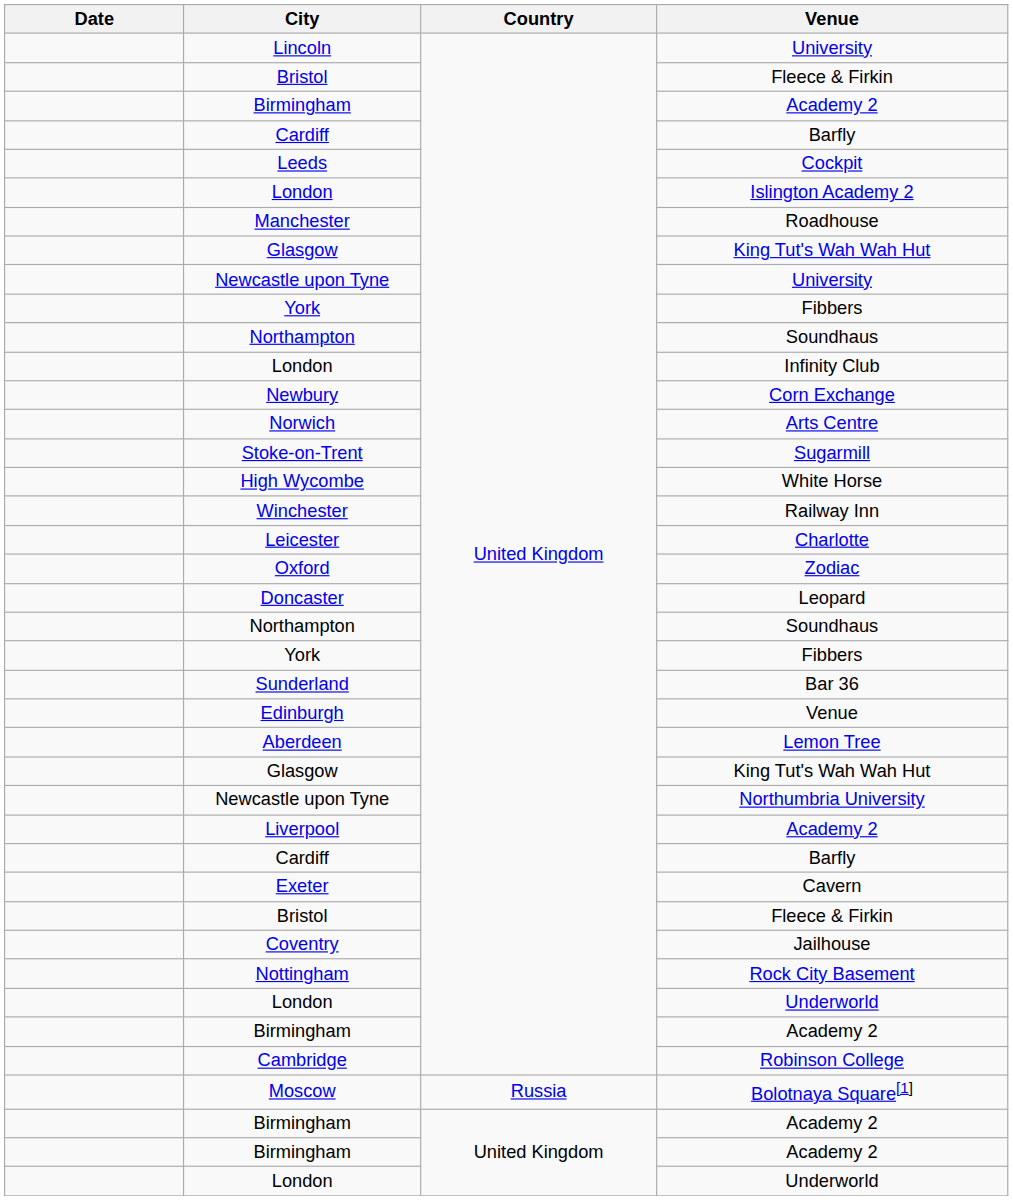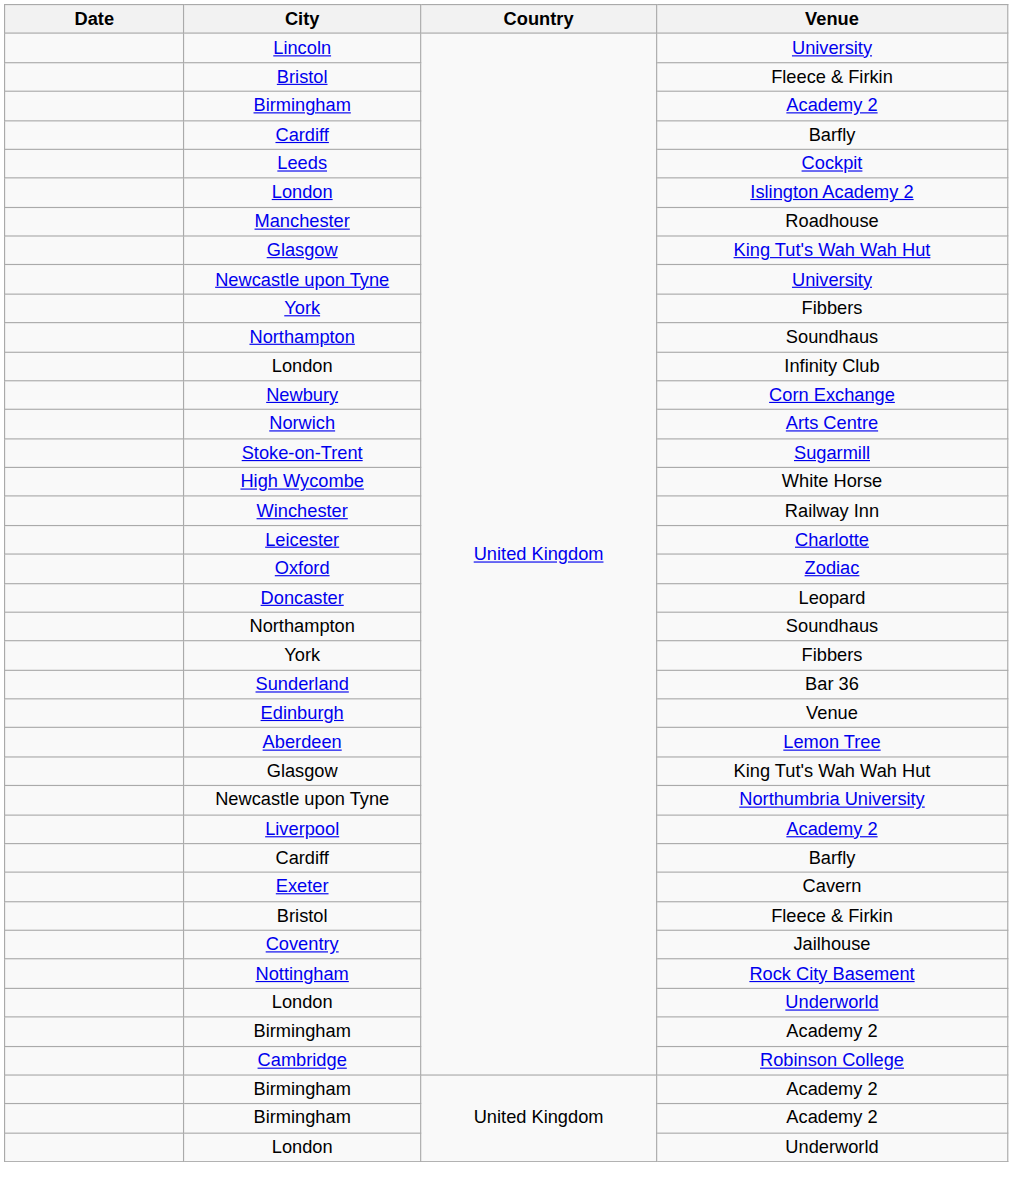- row: (302, 1091)
